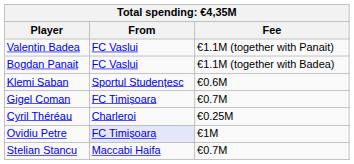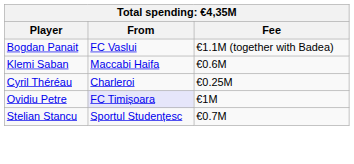- row: (43, 47)
(138, 82) Sportul Studențesc -> (125, 64) Maccabi Haifa
- row: (39, 99)
(126, 151) Maccabi Haifa -> (136, 116) Sportul Studențesc
